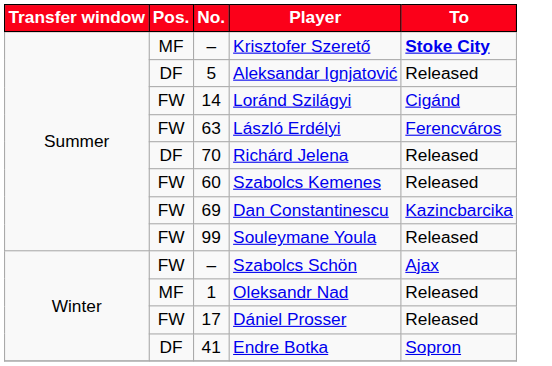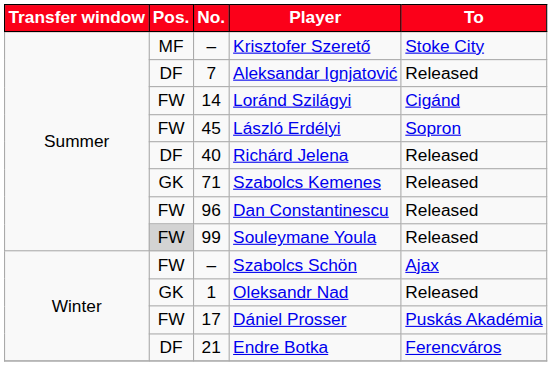(448, 45) bold -> (445, 45) normal
(211, 73) 5 -> (211, 73) 7
(211, 127) 63 -> (211, 127) 45
(453, 127) Ferencváros -> (433, 127) Sopron
(211, 155) 70 -> (211, 155) 40
(171, 182) FW -> (171, 182) GK
(211, 182) 60 -> (211, 182) 71
(211, 210) 69 -> (211, 210) 96
(459, 210) Kazincbarcika -> (442, 210) Released
(171, 237) no background -> (171, 237) lightgrey background
(171, 292) MF -> (171, 292) GK
(442, 319) Released -> (474, 319) Puskás Akadémia
(211, 347) 41 -> (211, 347) 21
(433, 347) Sopron -> (453, 347) Ferencváros
